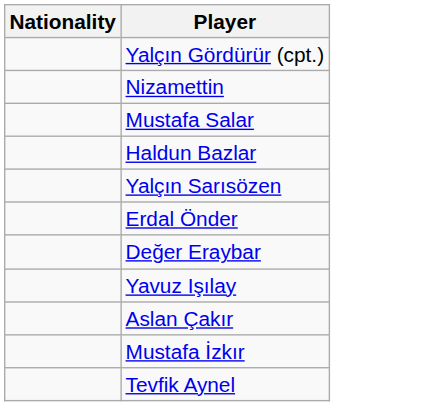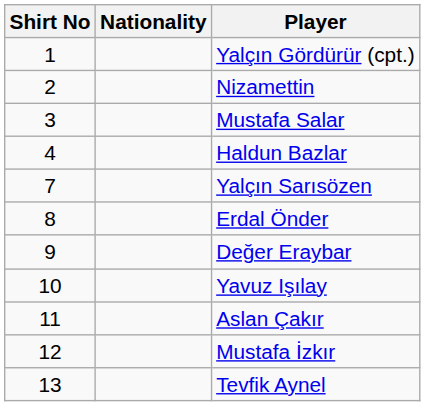+ column: (50, 21)
